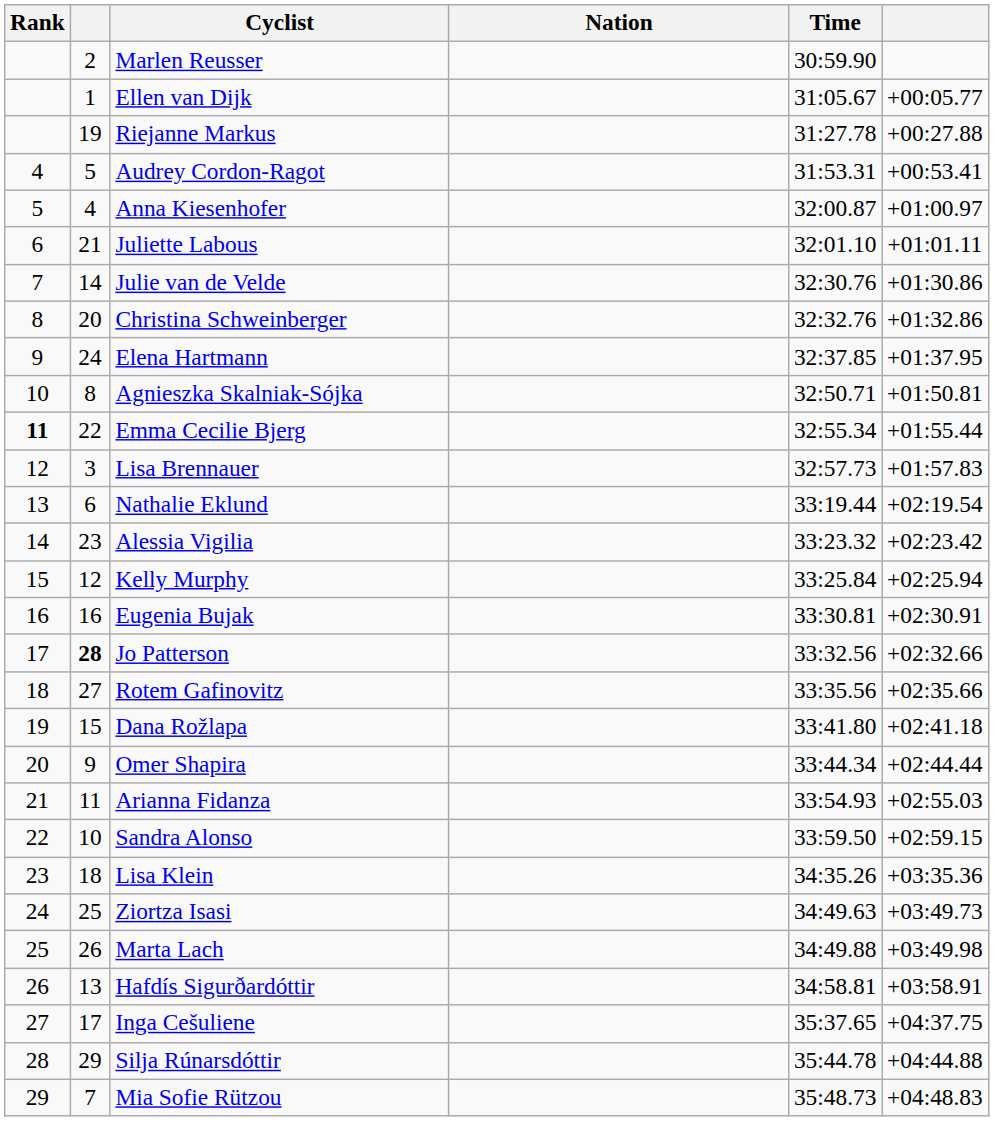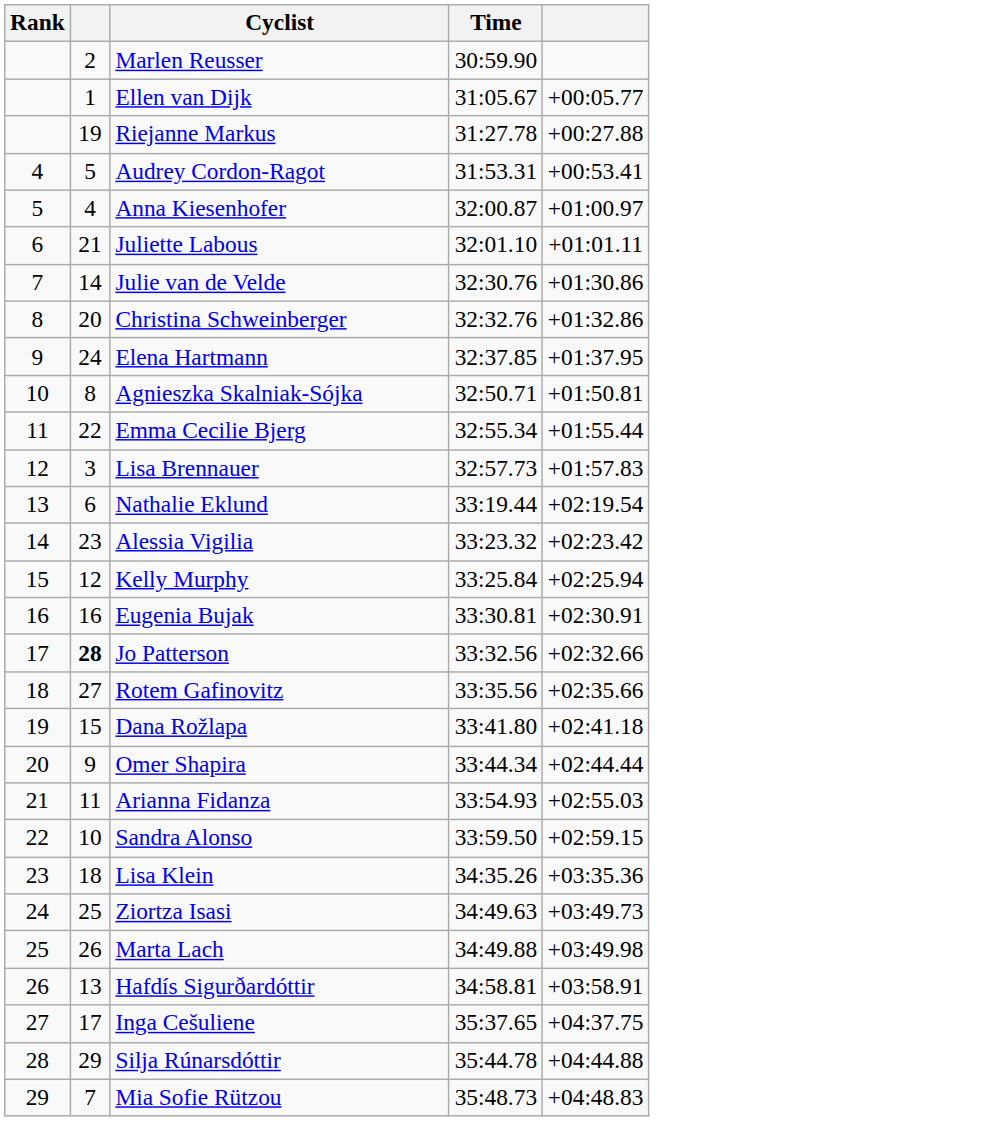- column: (619, 23)
(37, 430) bold -> (37, 430) normal
